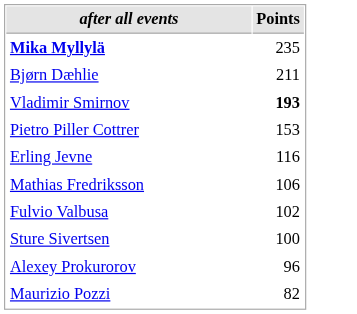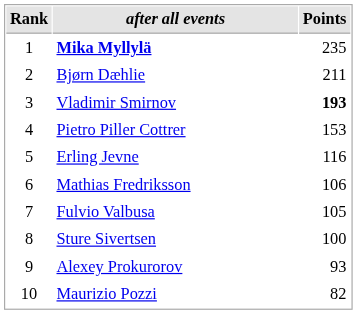+ column: (29, 19)
(288, 212) 102 -> (334, 212) 105
(292, 266) 96 -> (338, 266) 93
